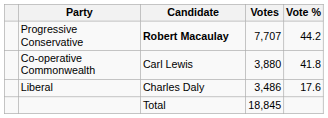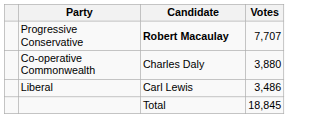- column: (304, 13)
(168, 65) Carl Lewis -> (174, 65) Charles Daly
(174, 88) Charles Daly -> (168, 88) Carl Lewis
